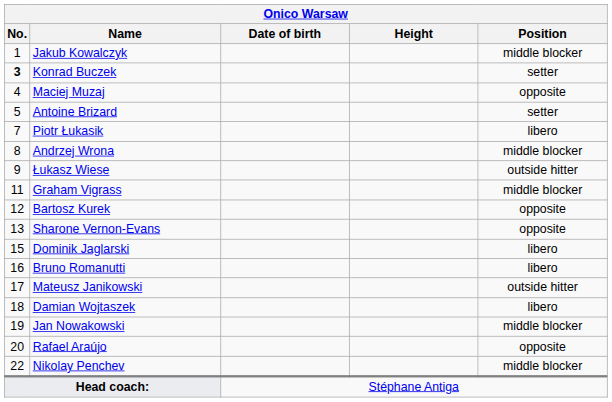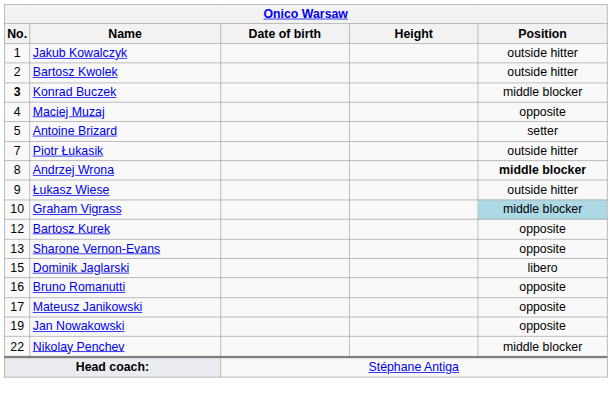(543, 53) middle blocker -> (543, 53) outside hitter
+ row: (75, 72)
(543, 72) setter -> (543, 92) middle blocker
(543, 131) libero -> (543, 151) outside hitter
(543, 151) normal -> (543, 170) bold
(17, 190) 11 -> (17, 209) 10
(543, 190) no background -> (543, 209) lightblue background
(543, 268) libero -> (543, 287) opposite
(543, 287) outside hitter -> (543, 307) opposite
- row: (84, 307)
(543, 326) middle blocker -> (543, 326) opposite
- row: (70, 346)
